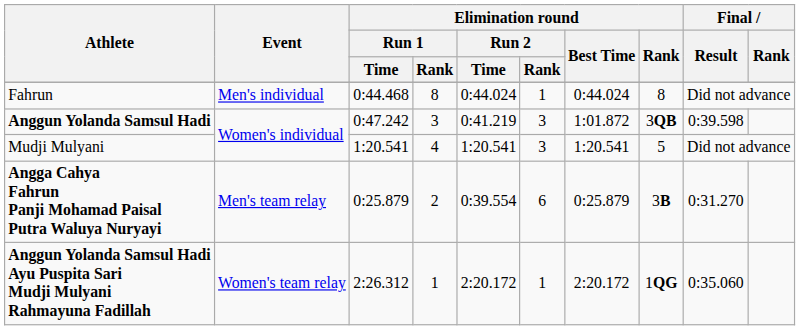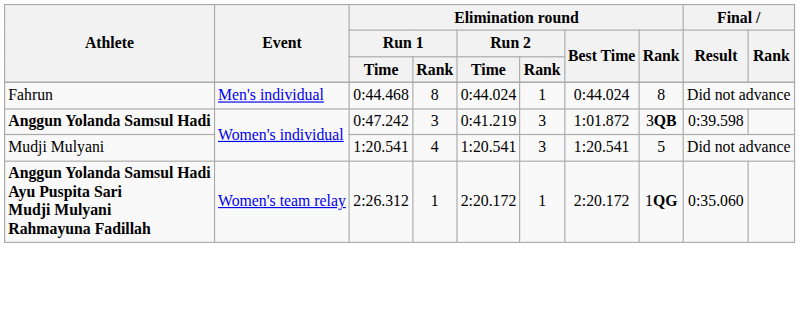- row: (85, 201)
